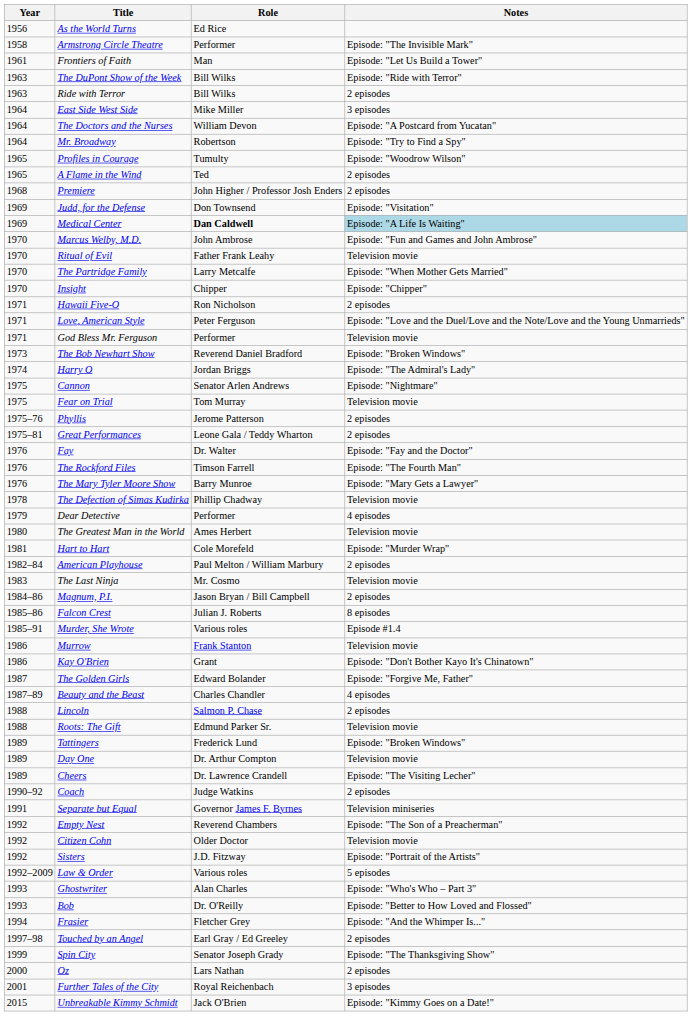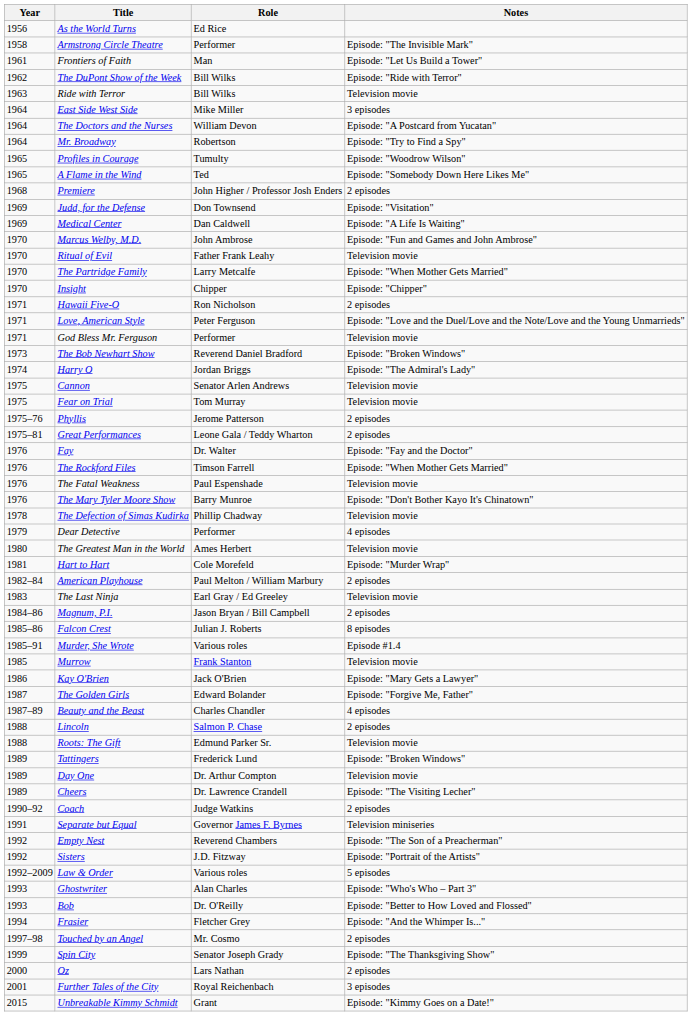(17, 77) 1963 -> (17, 77) 1962
(369, 93) 2 episodes -> (382, 93) Television movie
(369, 175) 2 episodes -> (438, 175) Episode: "Somebody Down Here Likes Me"
(223, 223) bold -> (222, 223) normal
(406, 223) lightblue background -> (406, 223) no background
(392, 386) Episode: "Nightmare" -> (382, 386) Television movie
(404, 467) Episode: "The Fourth Man" -> (427, 467) Episode: "When Mother Gets Married"
+ row: (99, 483)
(413, 483) Episode: "Mary Gets a Lawyer" -> (440, 499) Episode: "Don't Bother Kayo It's Chinatown"
(217, 581) Mr. Cosmo -> (241, 597) Earl Gray / Ed Greeley
(17, 645) 1986 -> (17, 662) 1985
(205, 662) Grant -> (220, 678) Jack O'Brien
(440, 662) Episode: "Don't Bother Kayo It's Chinatown" -> (413, 678) Episode: "Mary Gets a Lawyer"
- row: (84, 840)
(241, 938) Earl Gray / Ed Greeley -> (217, 938) Mr. Cosmo
(220, 1003) Jack O'Brien -> (205, 1003) Grant
